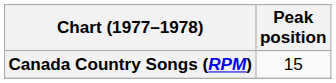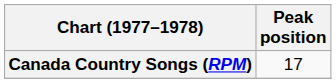(293, 64) 15 -> (293, 64) 17
